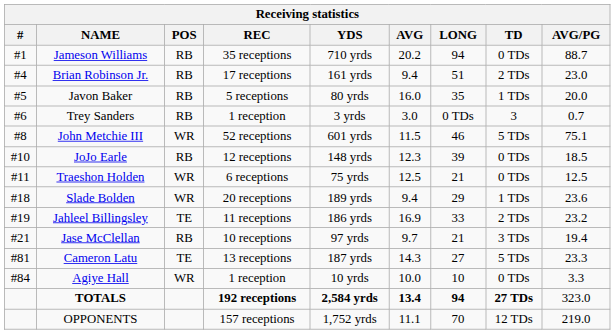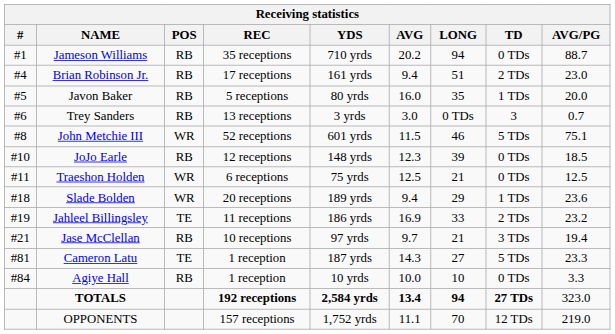(257, 116) 1 reception -> (257, 116) 13 receptions
(257, 258) 13 receptions -> (257, 258) 1 reception
(184, 278) WR -> (184, 278) RB
